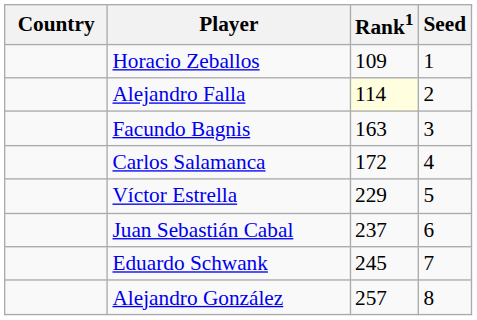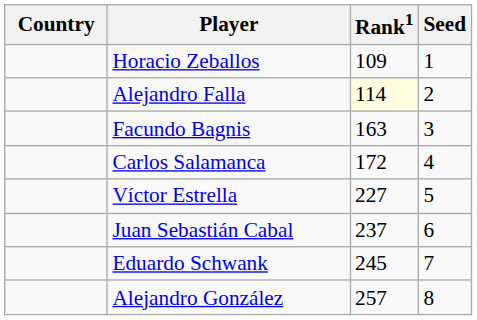(371, 195) 229 -> (371, 195) 227
